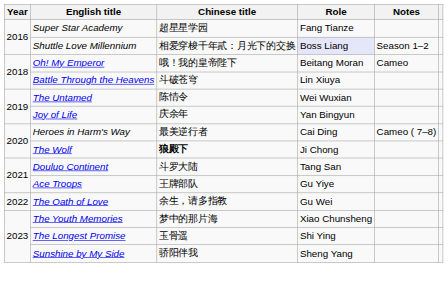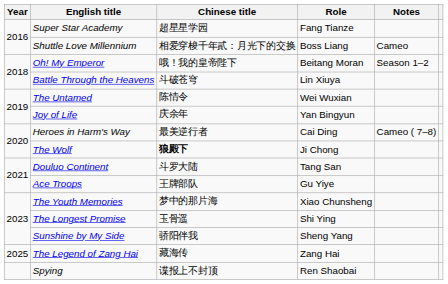(324, 45) lavender background -> (324, 45) no background
(403, 45) Season 1–2 -> (392, 45) Cameo
(392, 63) Cameo -> (403, 63) Season 1–2
- row: (70, 201)
+ row: (85, 253)
+ row: (48, 270)
